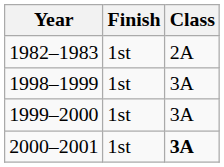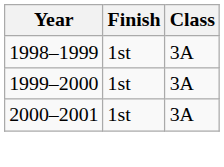- row: (54, 51)
(182, 146) bold -> (182, 114) normal
